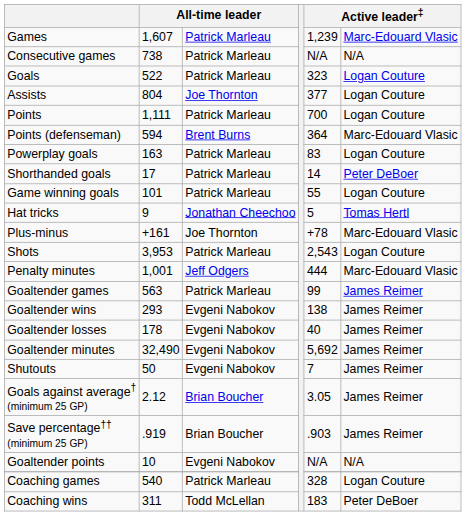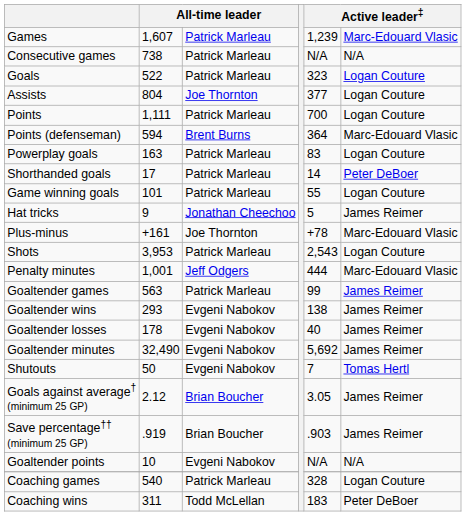(376, 212) Tomas Hertl -> (383, 212) James Reimer
(383, 369) James Reimer -> (376, 369) Tomas Hertl
